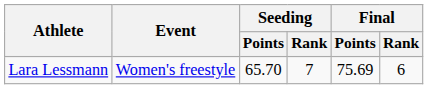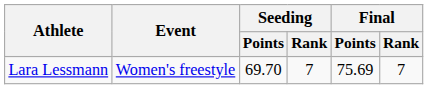(263, 70) 65.70 -> (263, 70) 69.70
(401, 70) 6 -> (401, 70) 7
